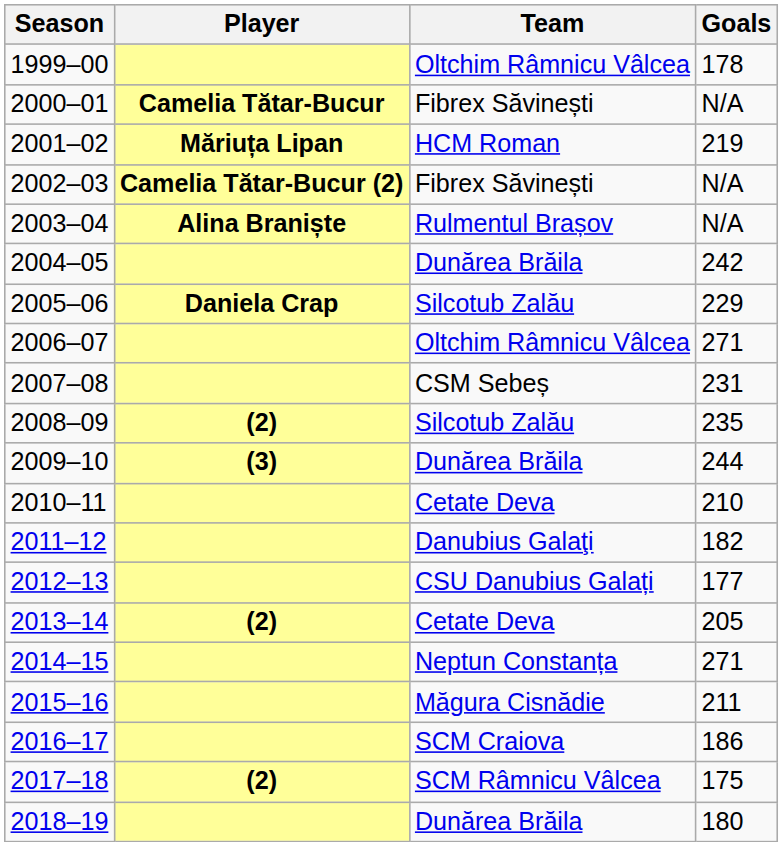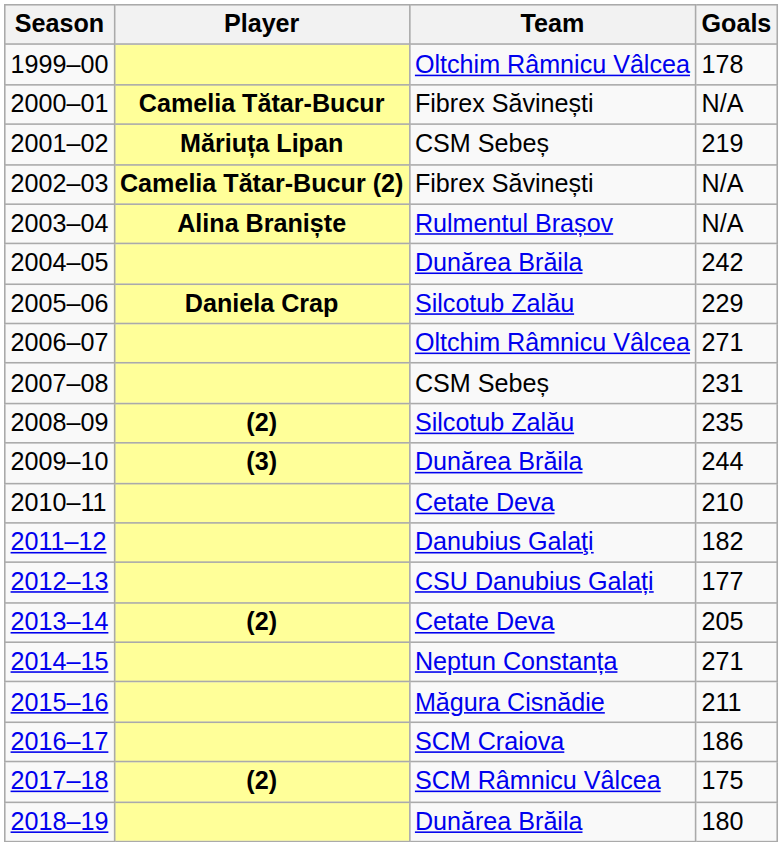(488, 143) HCM Roman -> (482, 143) CSM Sebeș
